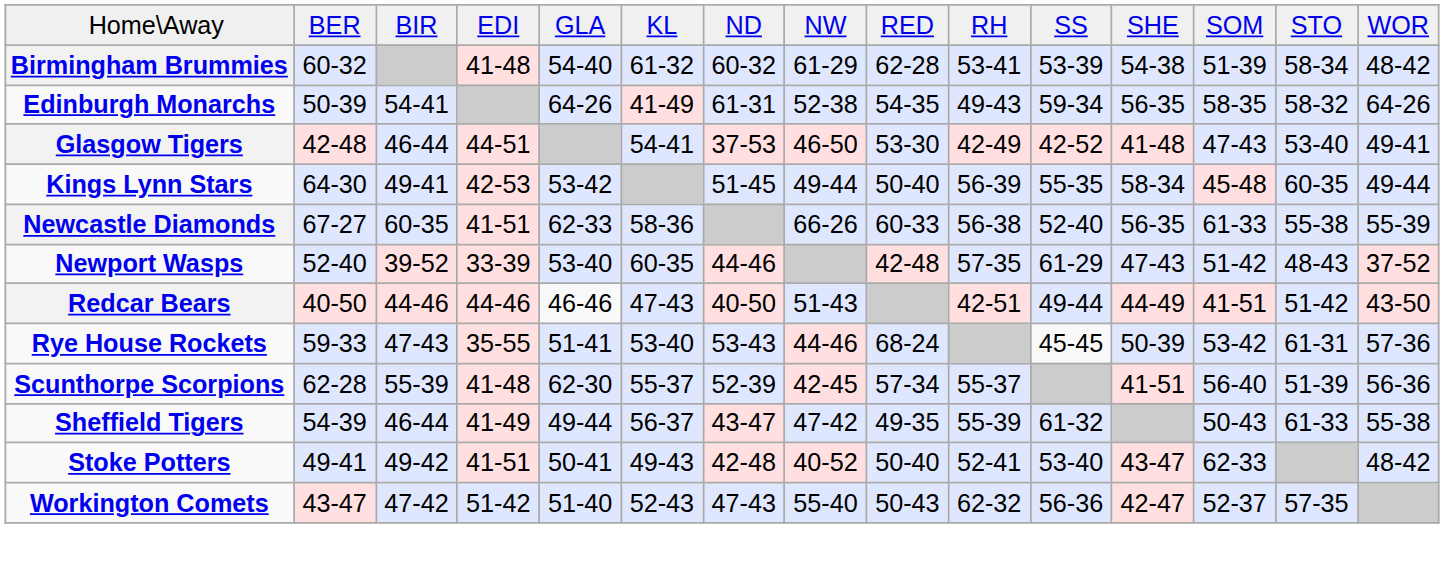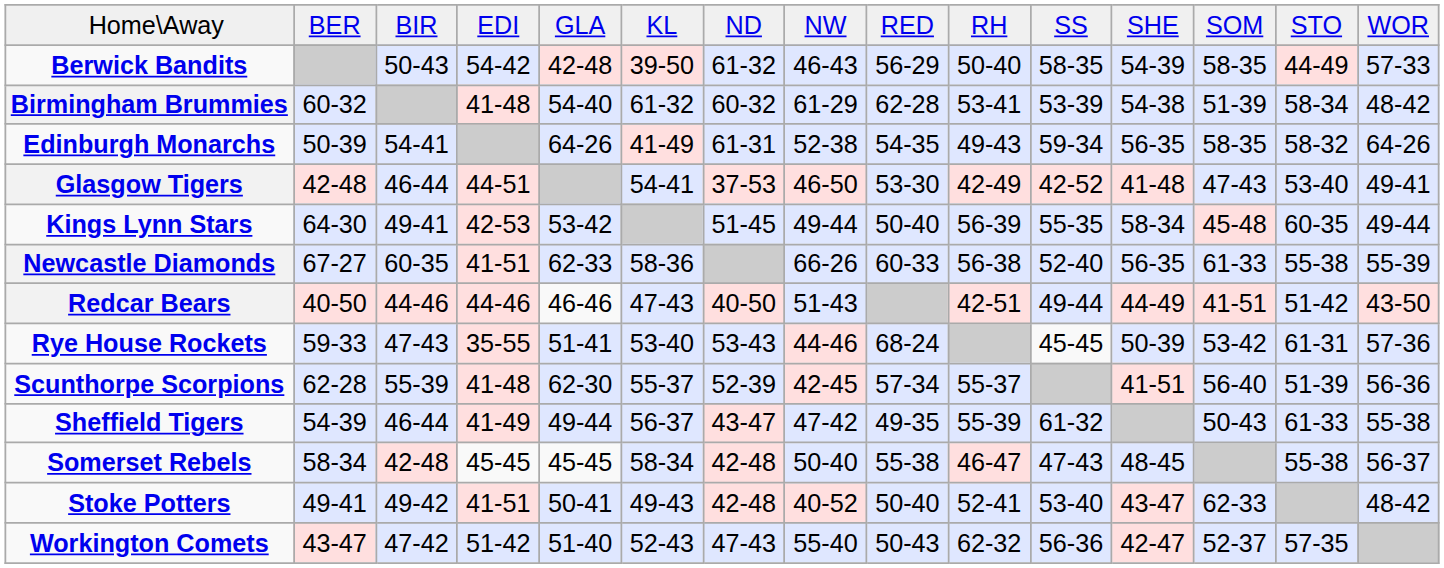+ row: (149, 65)
- row: (149, 264)
+ row: (149, 463)
